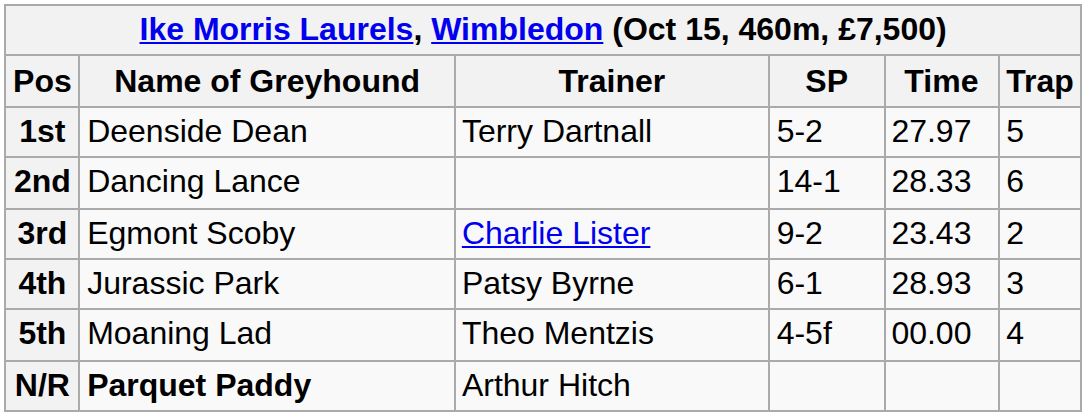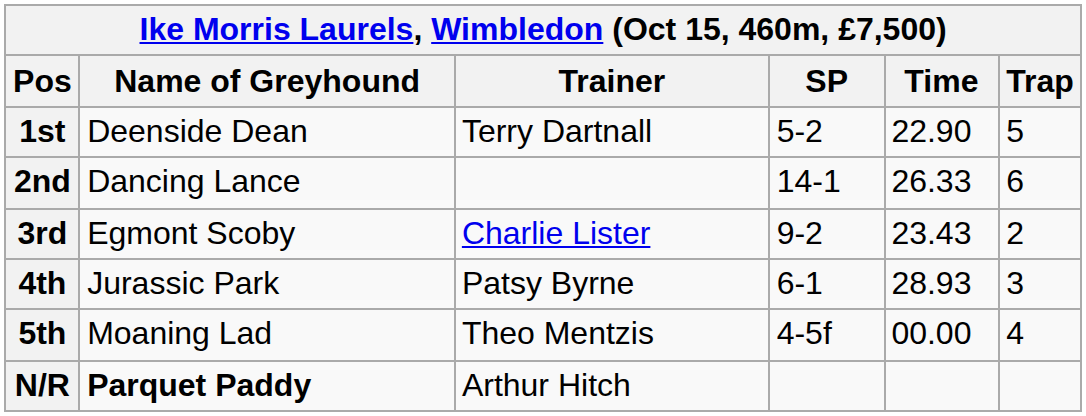(931, 131) 27.97 -> (931, 131) 22.90
(931, 182) 28.33 -> (931, 182) 26.33
